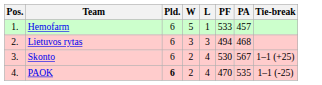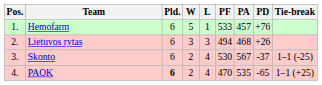+ column: (263, 12)
(275, 57) 1–1 (+25) -> (295, 57) 1–1 (-25)
(275, 73) 1–1 (-25) -> (295, 73) 1–1 (+25)
